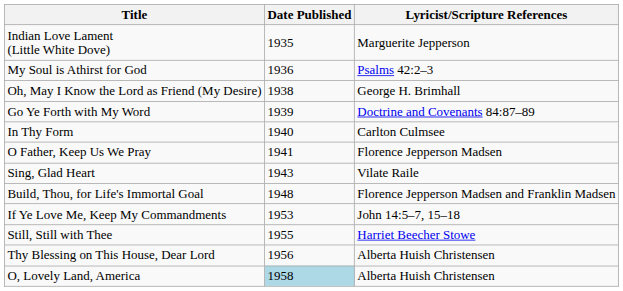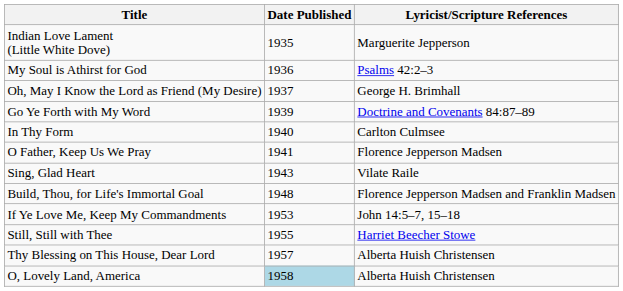(280, 91) 1938 -> (280, 91) 1937
(280, 255) 1956 -> (280, 255) 1957
